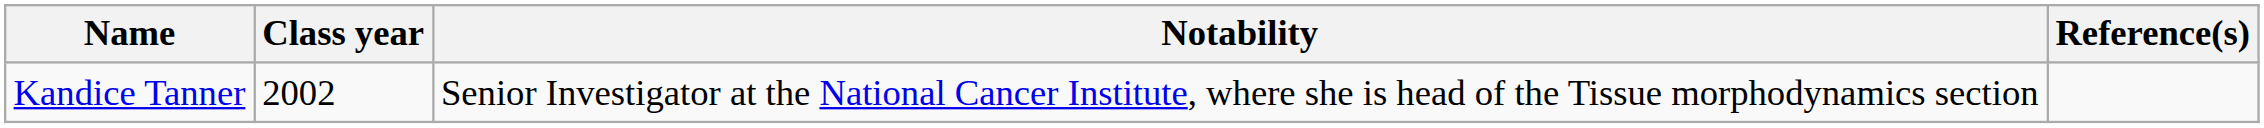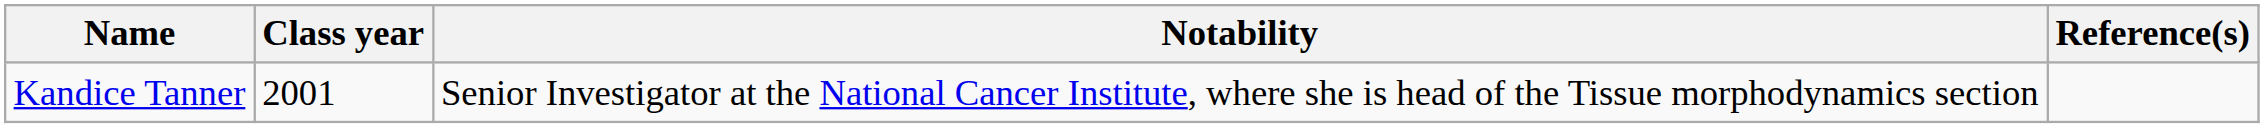(299, 91) 2002 -> (299, 91) 2001
